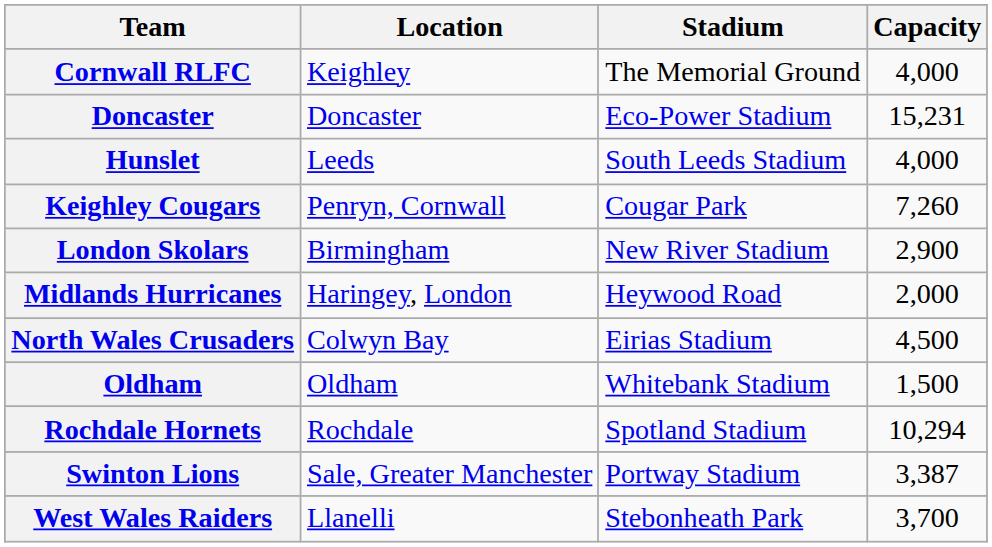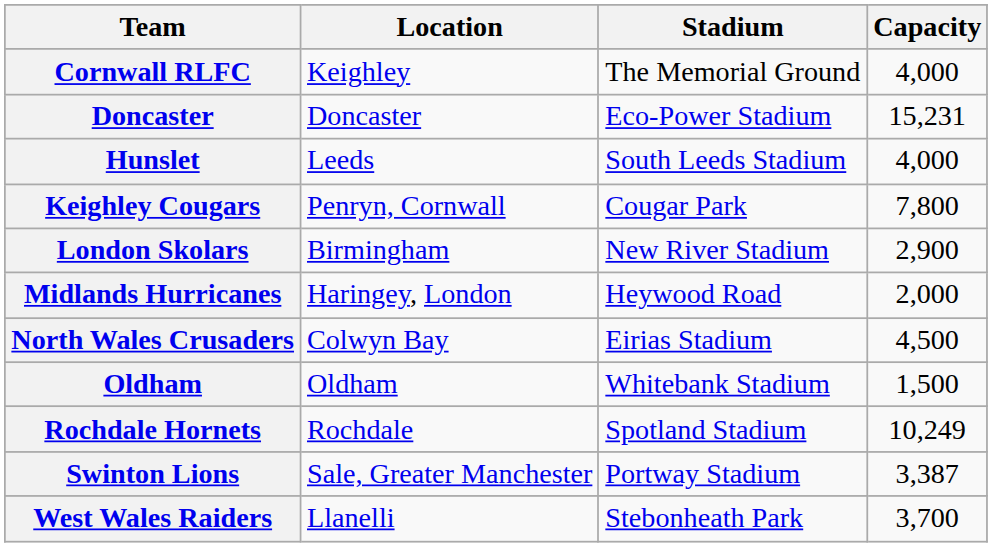(927, 205) 7,260 -> (927, 205) 7,800
(927, 428) 10,294 -> (927, 428) 10,249
